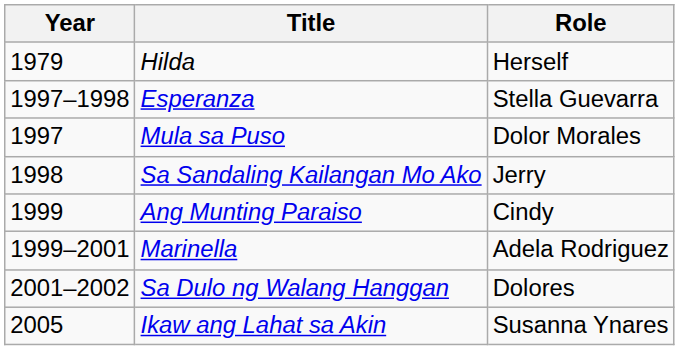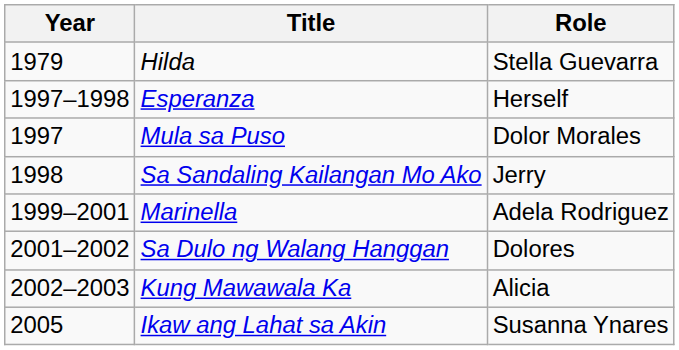(530, 61) Herself -> (575, 61) Stella Guevarra
(575, 99) Stella Guevarra -> (530, 99) Herself
- row: (251, 212)
+ row: (246, 288)
